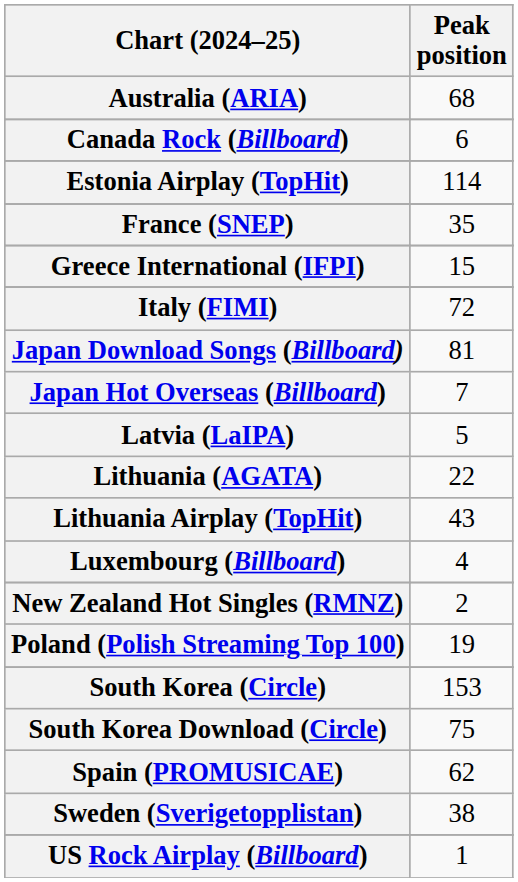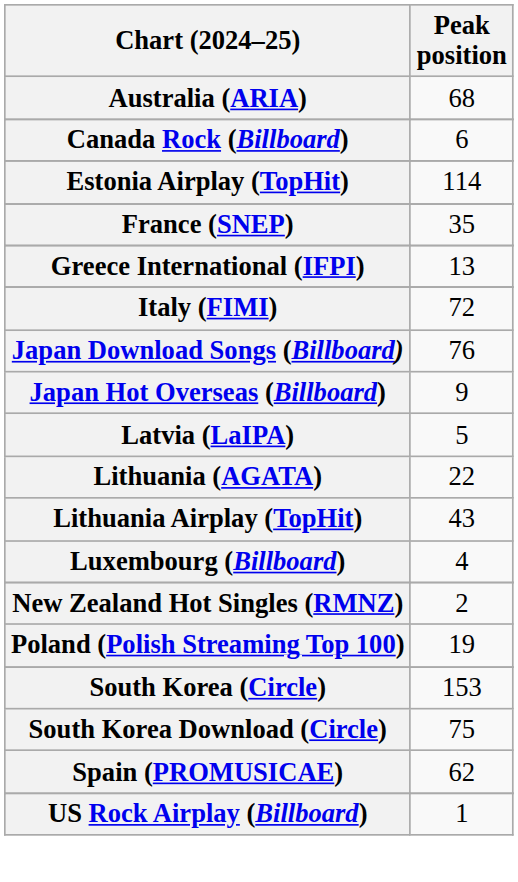(462, 266) 15 -> (462, 266) 13
(462, 350) 81 -> (462, 350) 76
(462, 392) 7 -> (462, 392) 9
- row: (208, 813)
